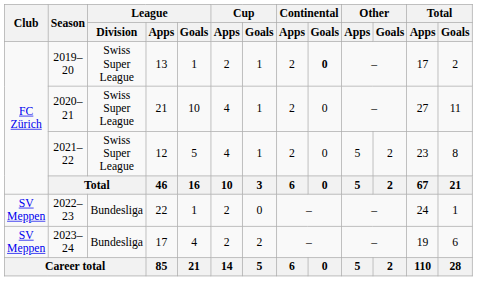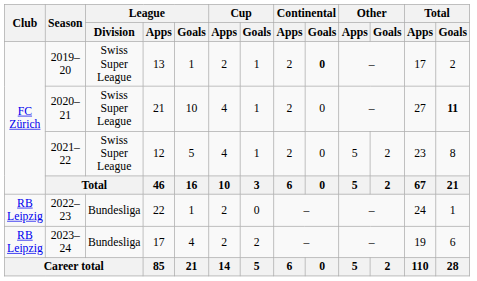(455, 108) normal -> (453, 108) bold
(26, 210) SV Meppen -> (25, 210) RB Leipzig
(26, 241) SV Meppen -> (25, 241) RB Leipzig
